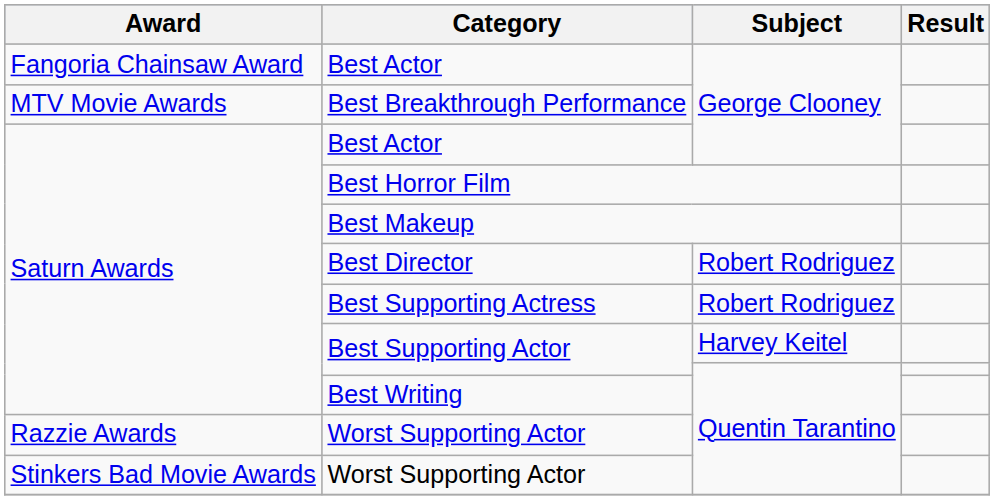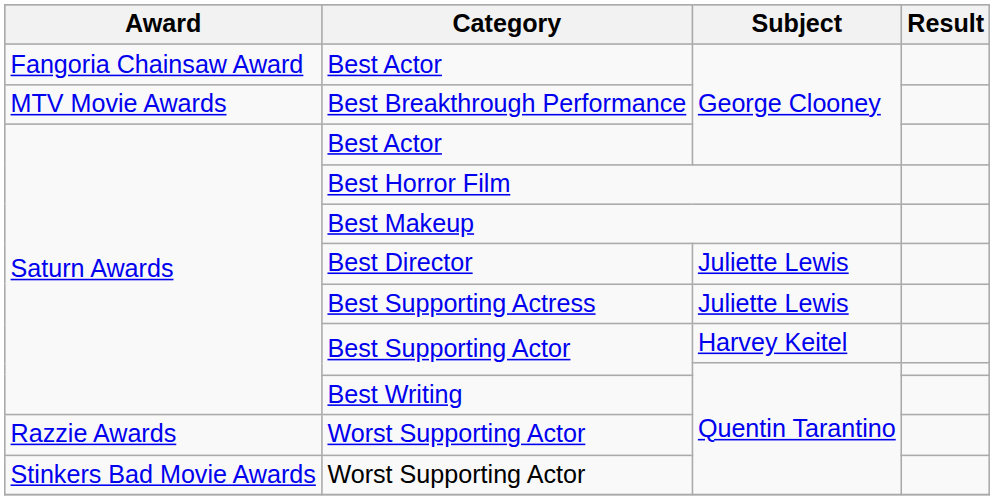(796, 263) Robert Rodriguez -> (773, 263) Juliette Lewis
(796, 303) Robert Rodriguez -> (773, 303) Juliette Lewis
